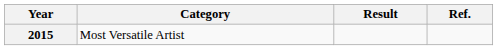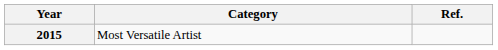- column: (380, 14)
